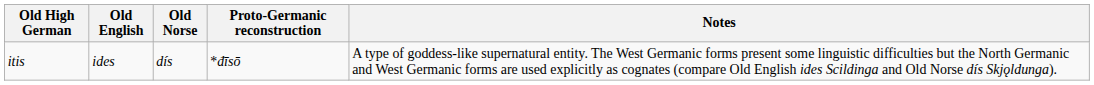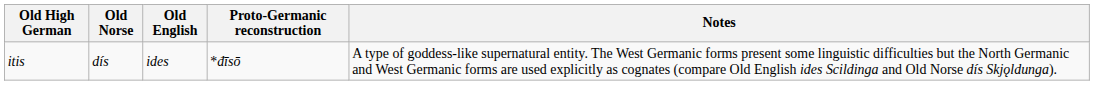columns swapped: (180, 23) <-> (121, 23)
